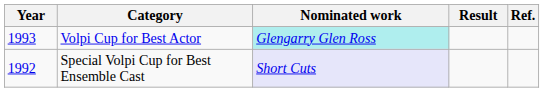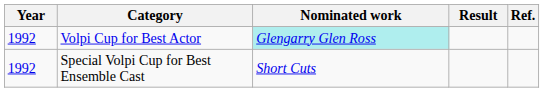(22, 37) 1993 -> (22, 37) 1992
(286, 68) lavender background -> (286, 68) no background
